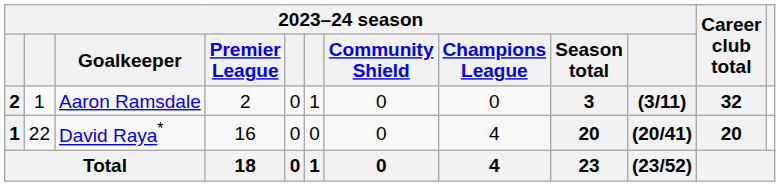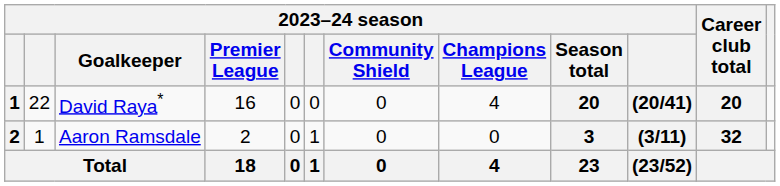rows swapped: (111, 133) <-> (130, 100)
